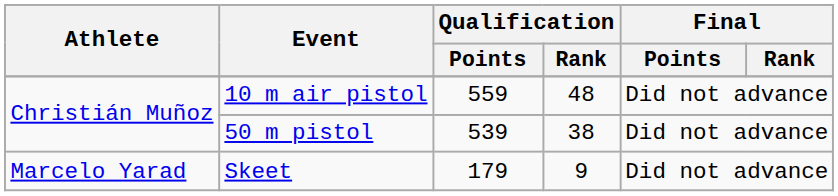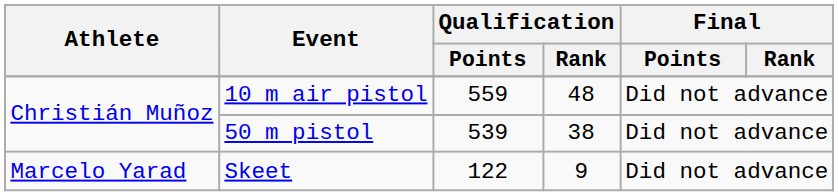(488, 171) 179 -> (488, 171) 122
